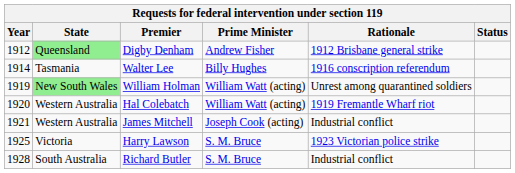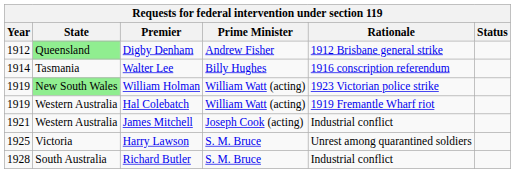(391, 86) Unrest among quarantined soldiers -> (375, 86) 1923 Victorian police strike
(19, 104) 1920 -> (19, 104) 1919
(375, 141) 1923 Victorian police strike -> (391, 141) Unrest among quarantined soldiers
